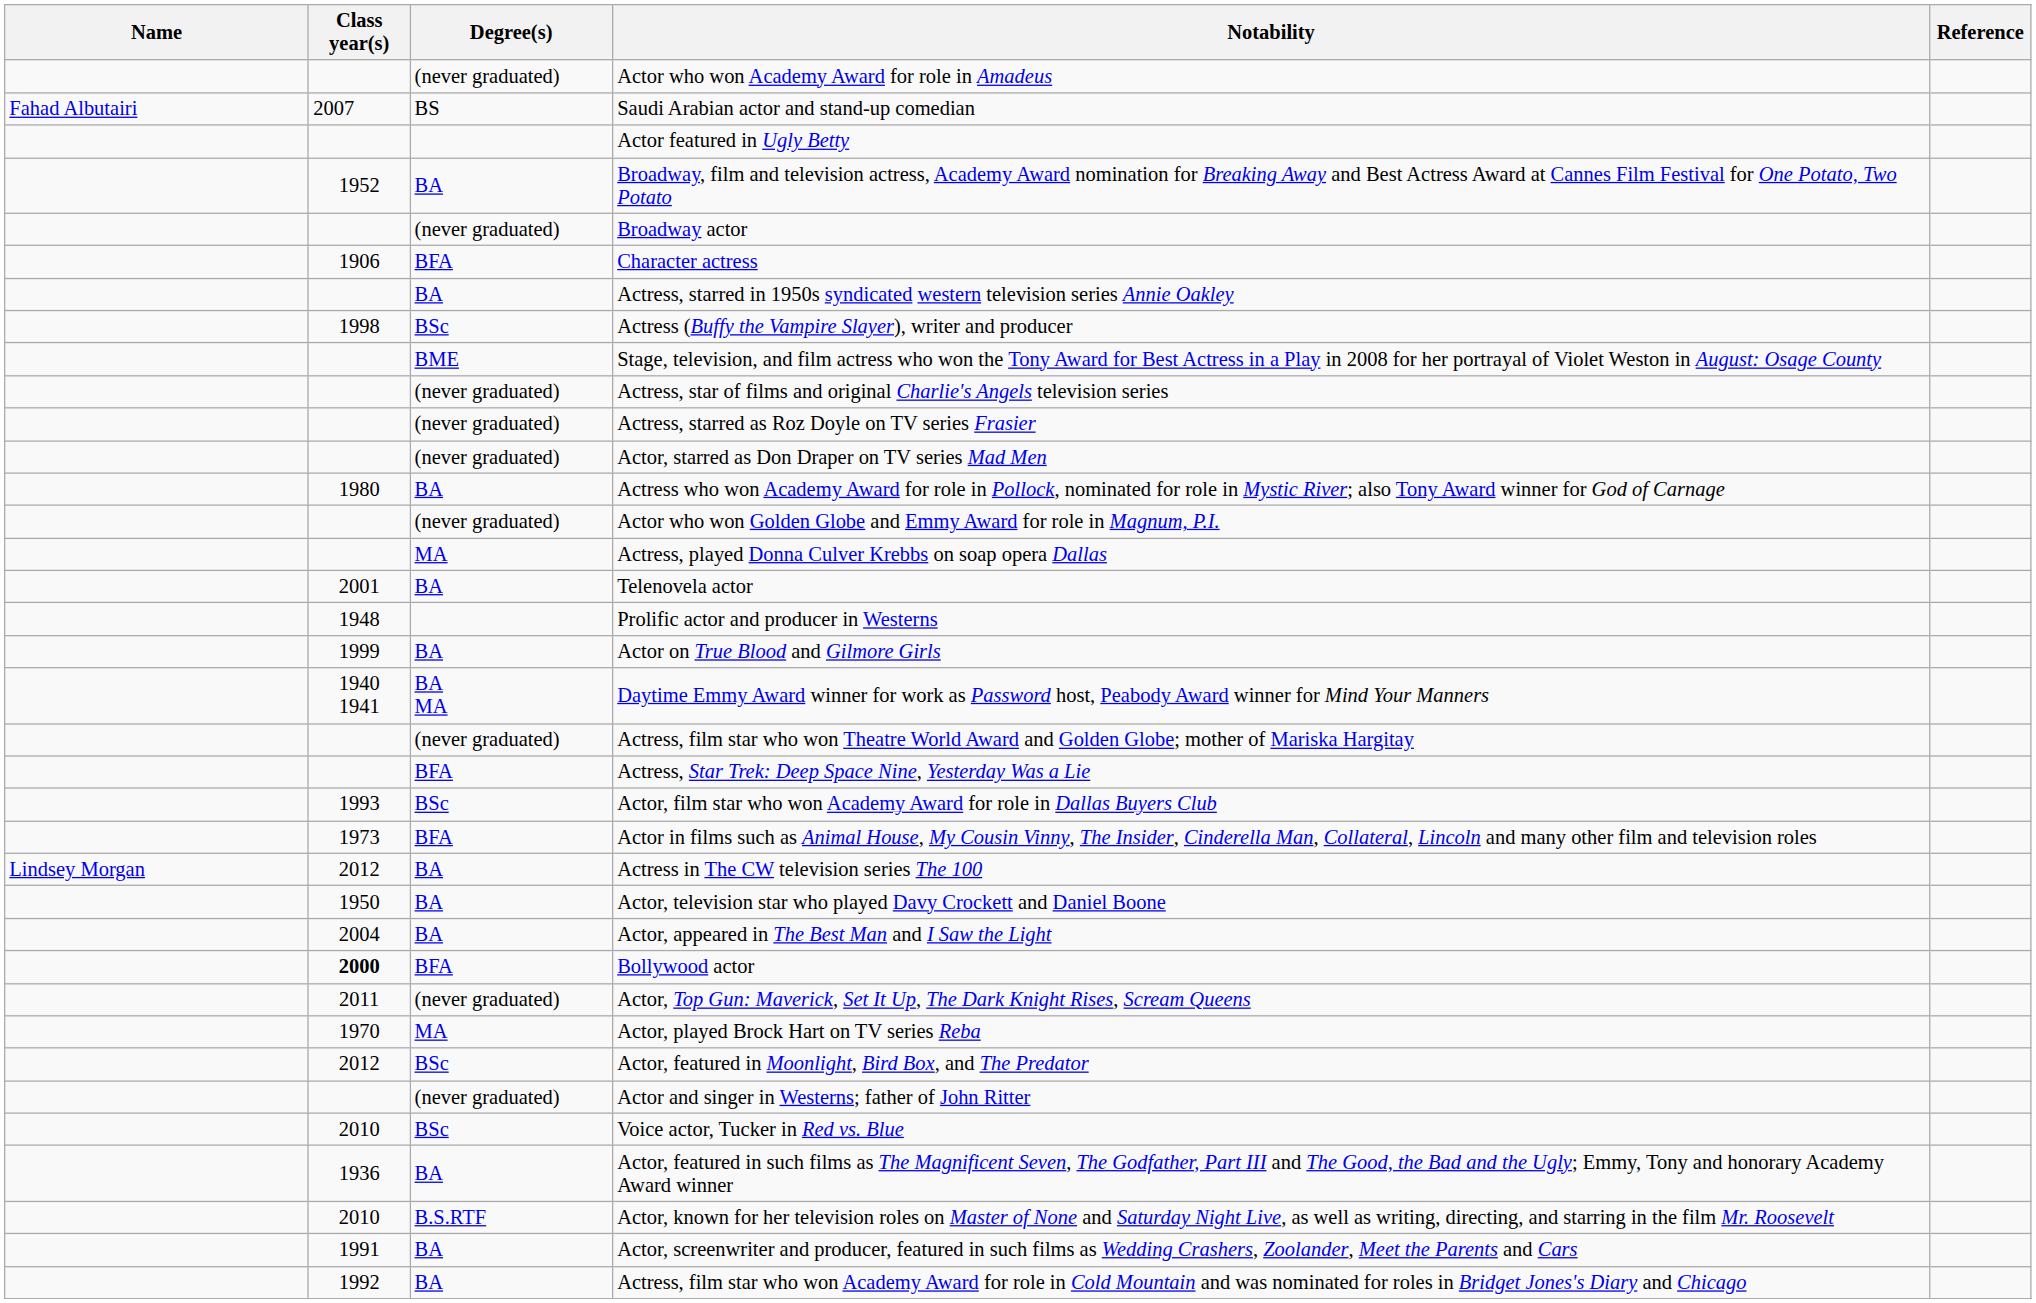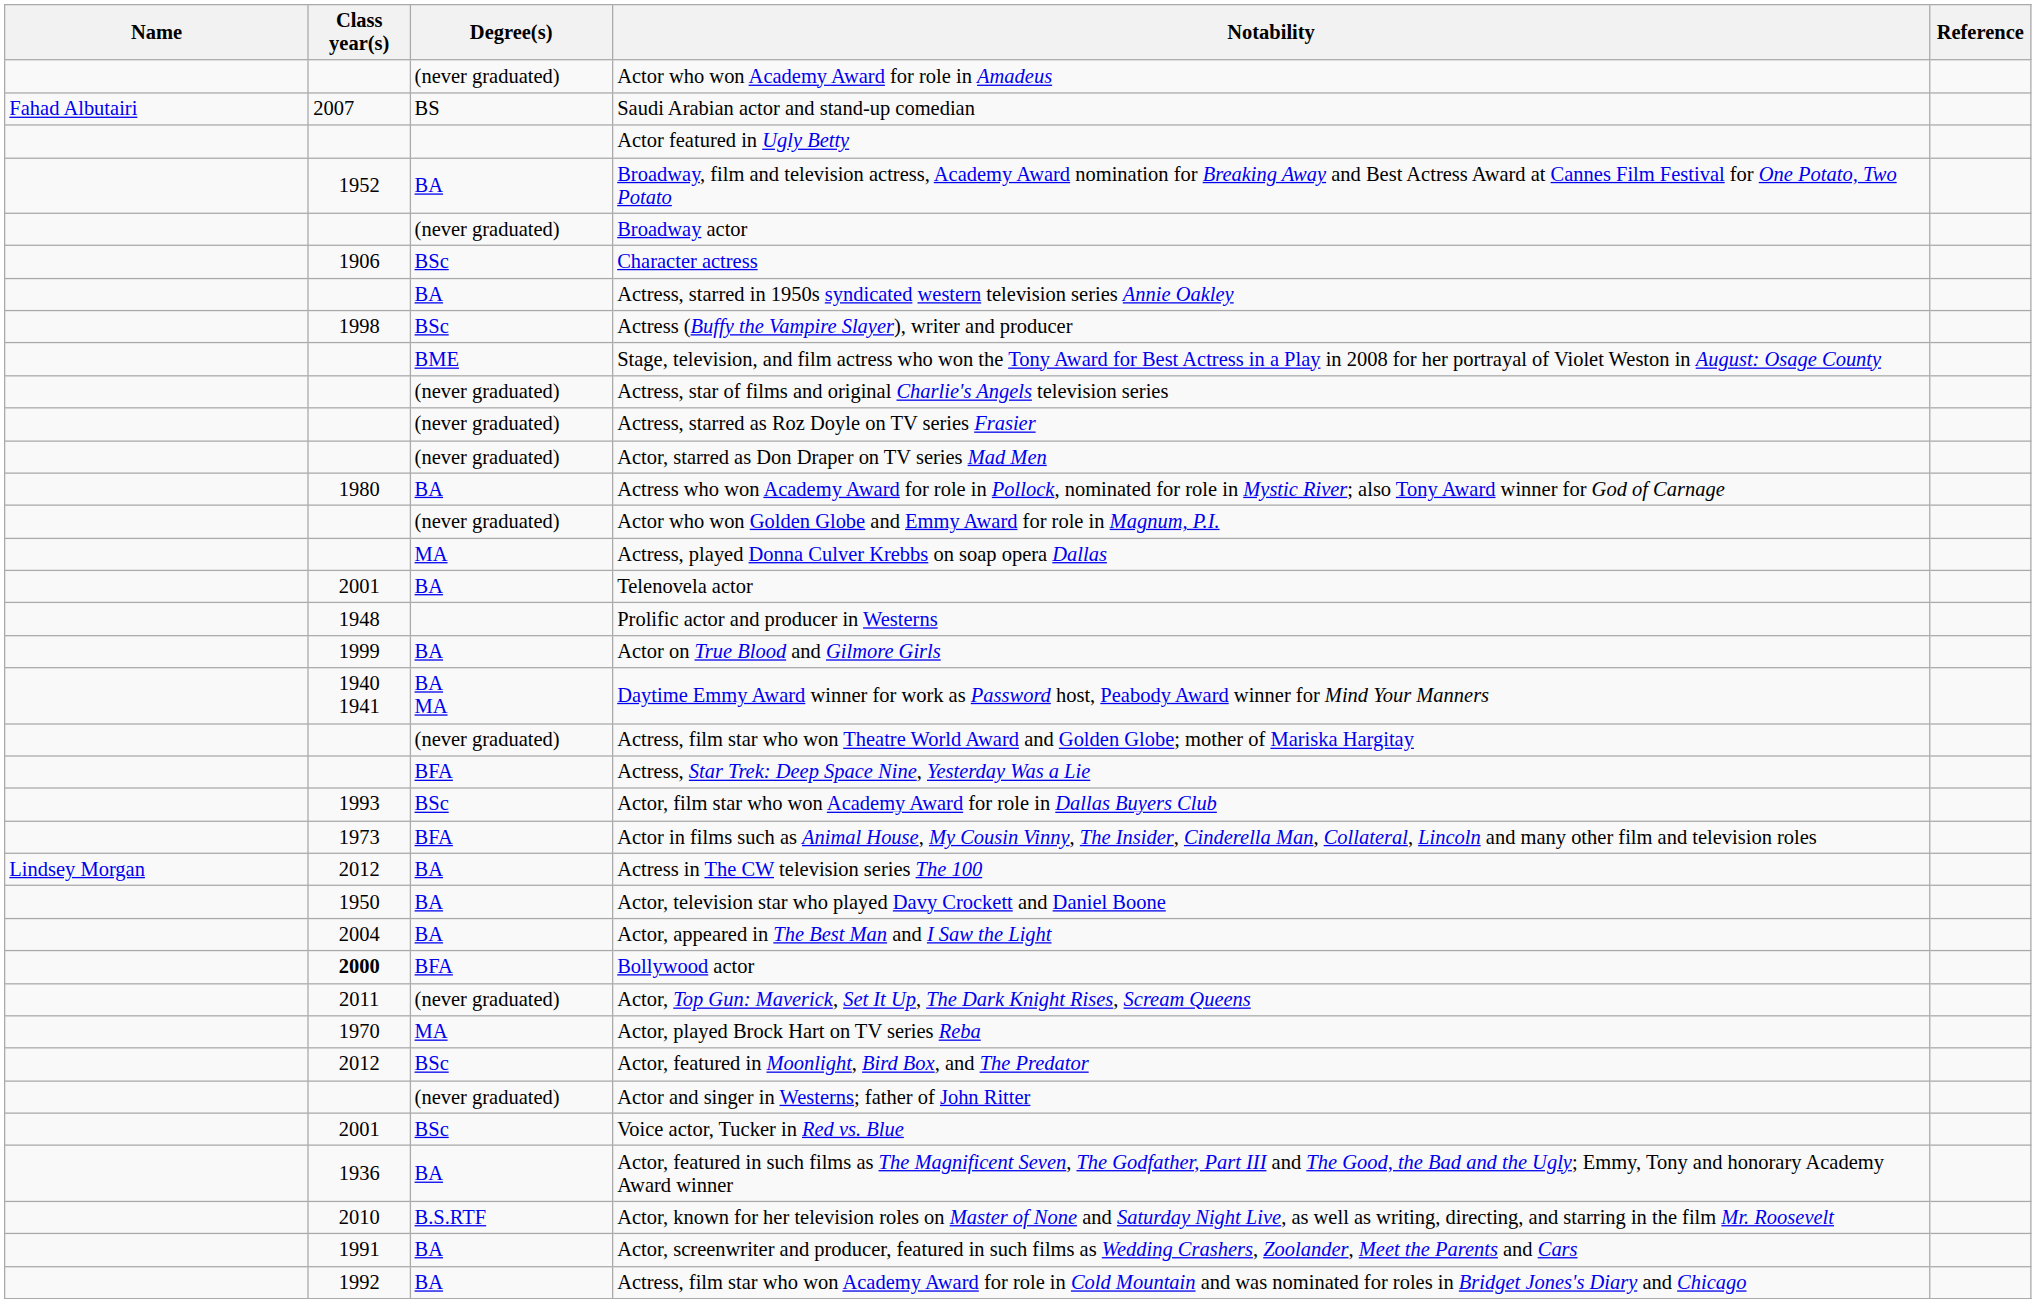(434, 261) BFA -> (432, 261) BSc
(359, 1129) 2010 -> (359, 1129) 2001
